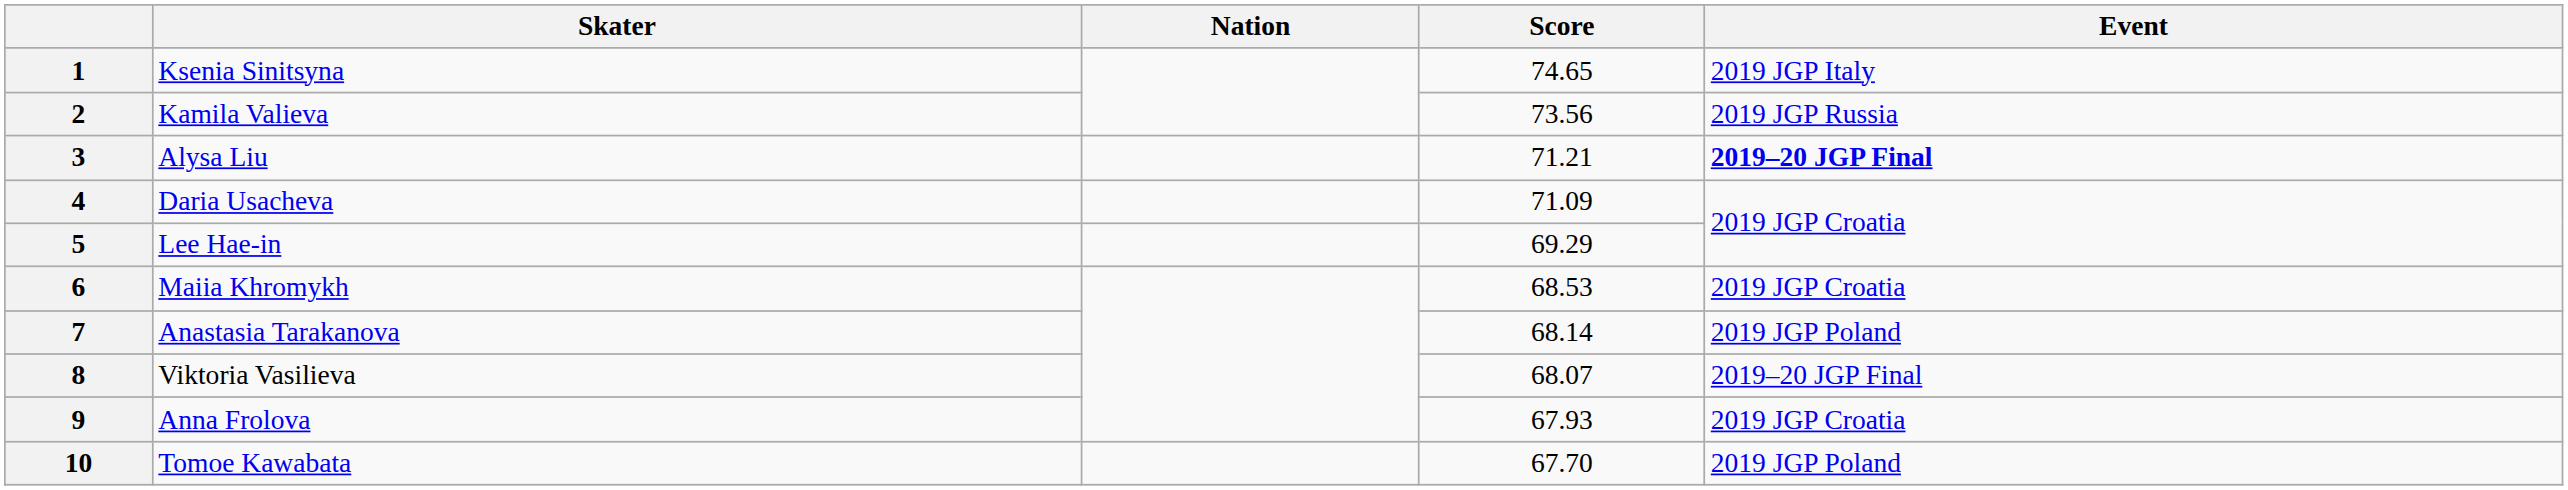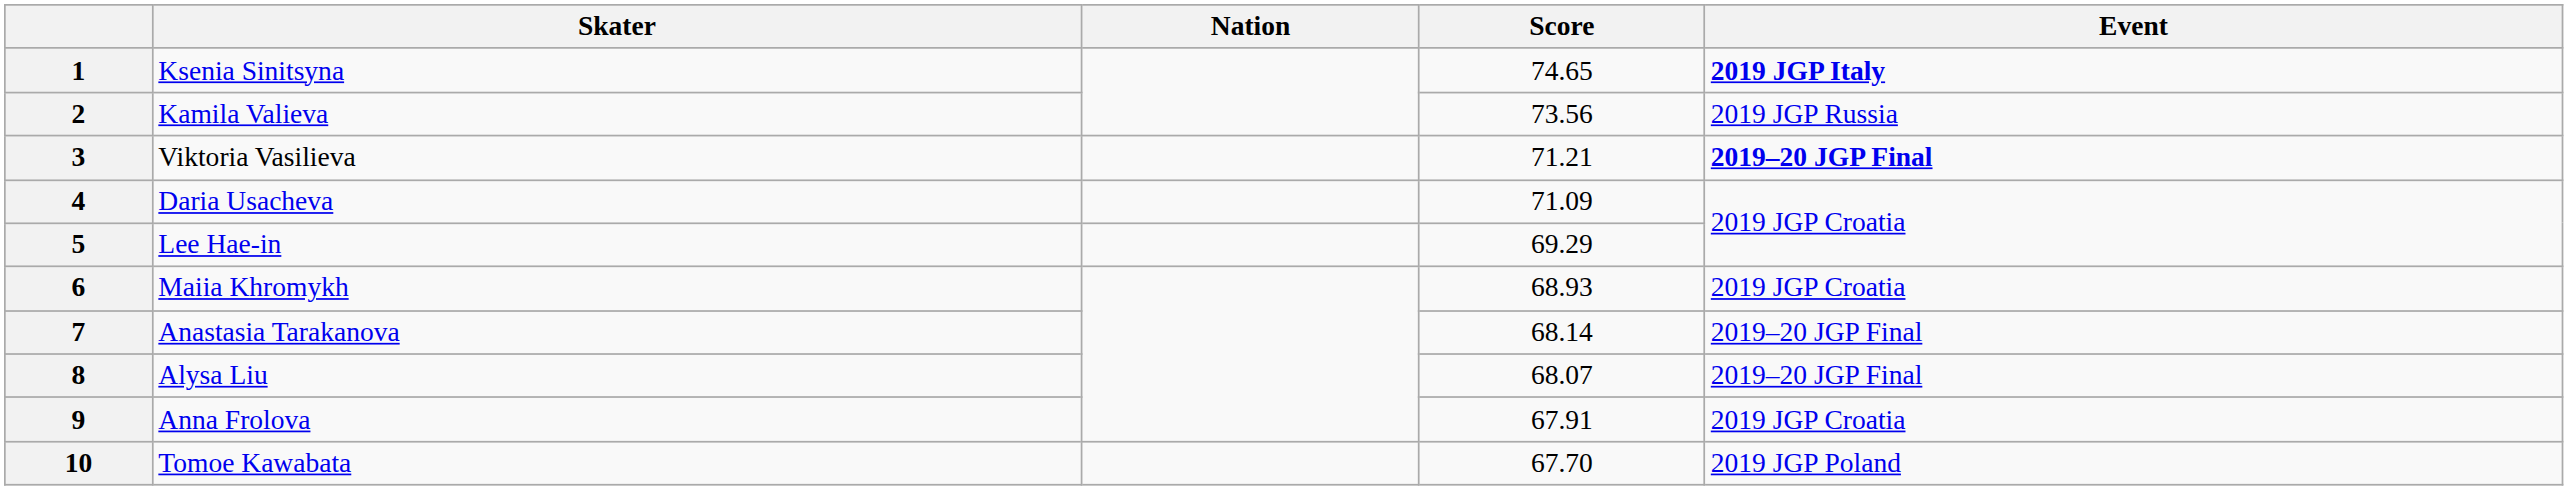(1793, 69) normal -> (1798, 69) bold
(213, 157) Alysa Liu -> (257, 157) Viktoria Vasilieva
(1562, 288) 68.53 -> (1562, 288) 68.93
(1806, 331) 2019 JGP Poland -> (1817, 331) 2019–20 JGP Final
(257, 375) Viktoria Vasilieva -> (213, 375) Alysa Liu
(1562, 419) 67.93 -> (1562, 419) 67.91
